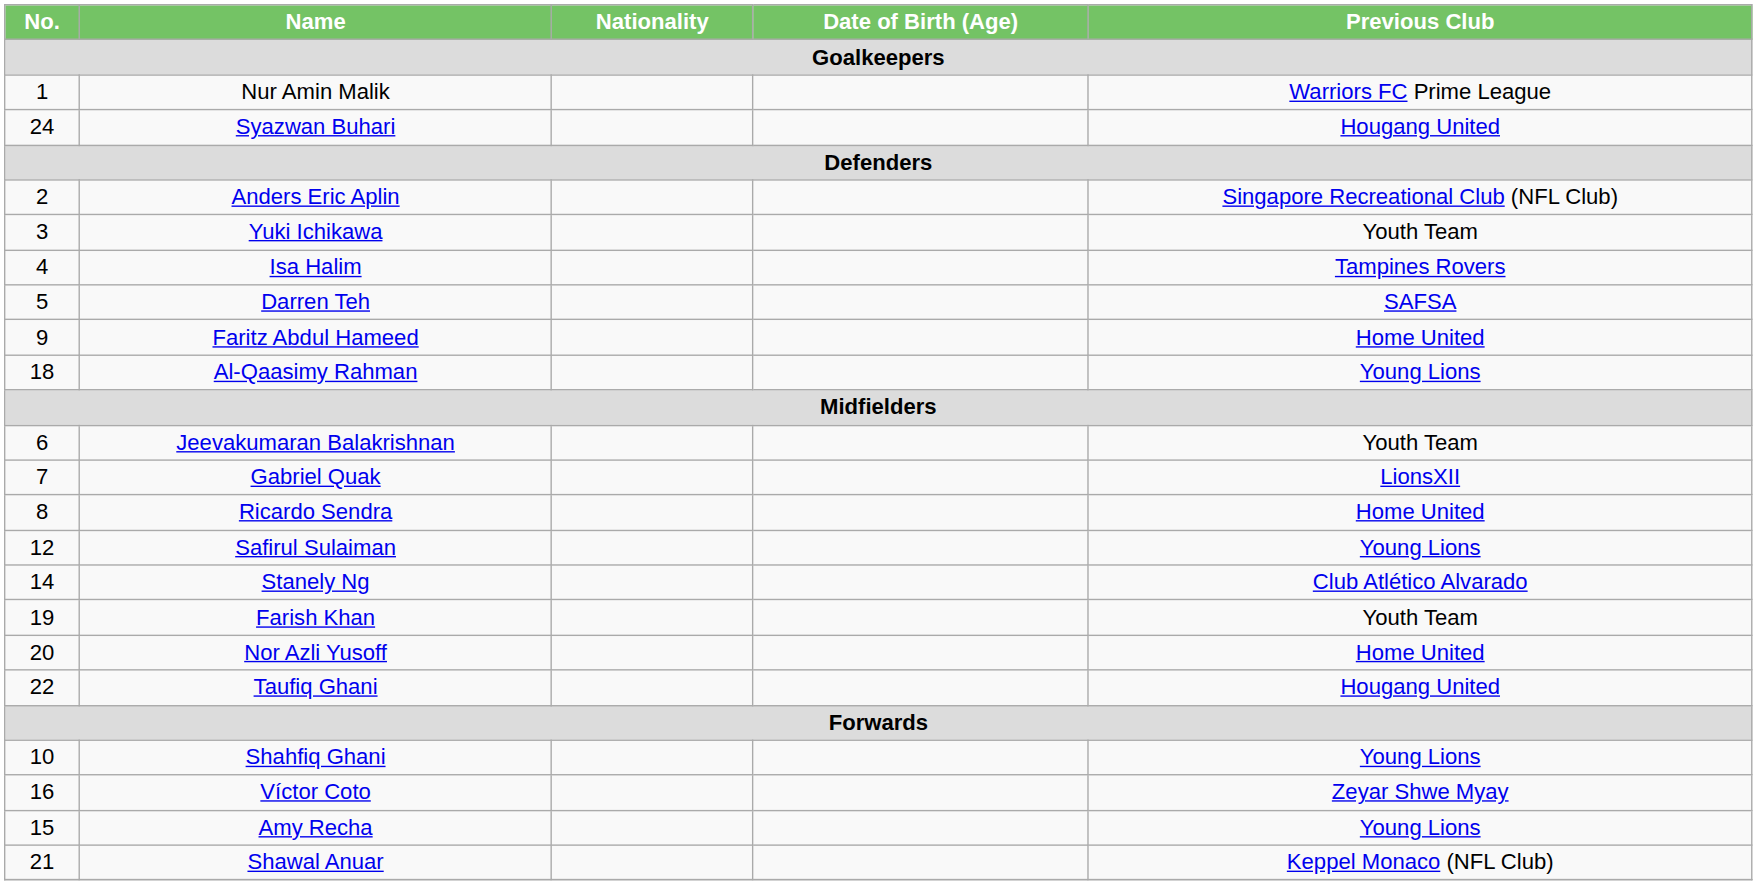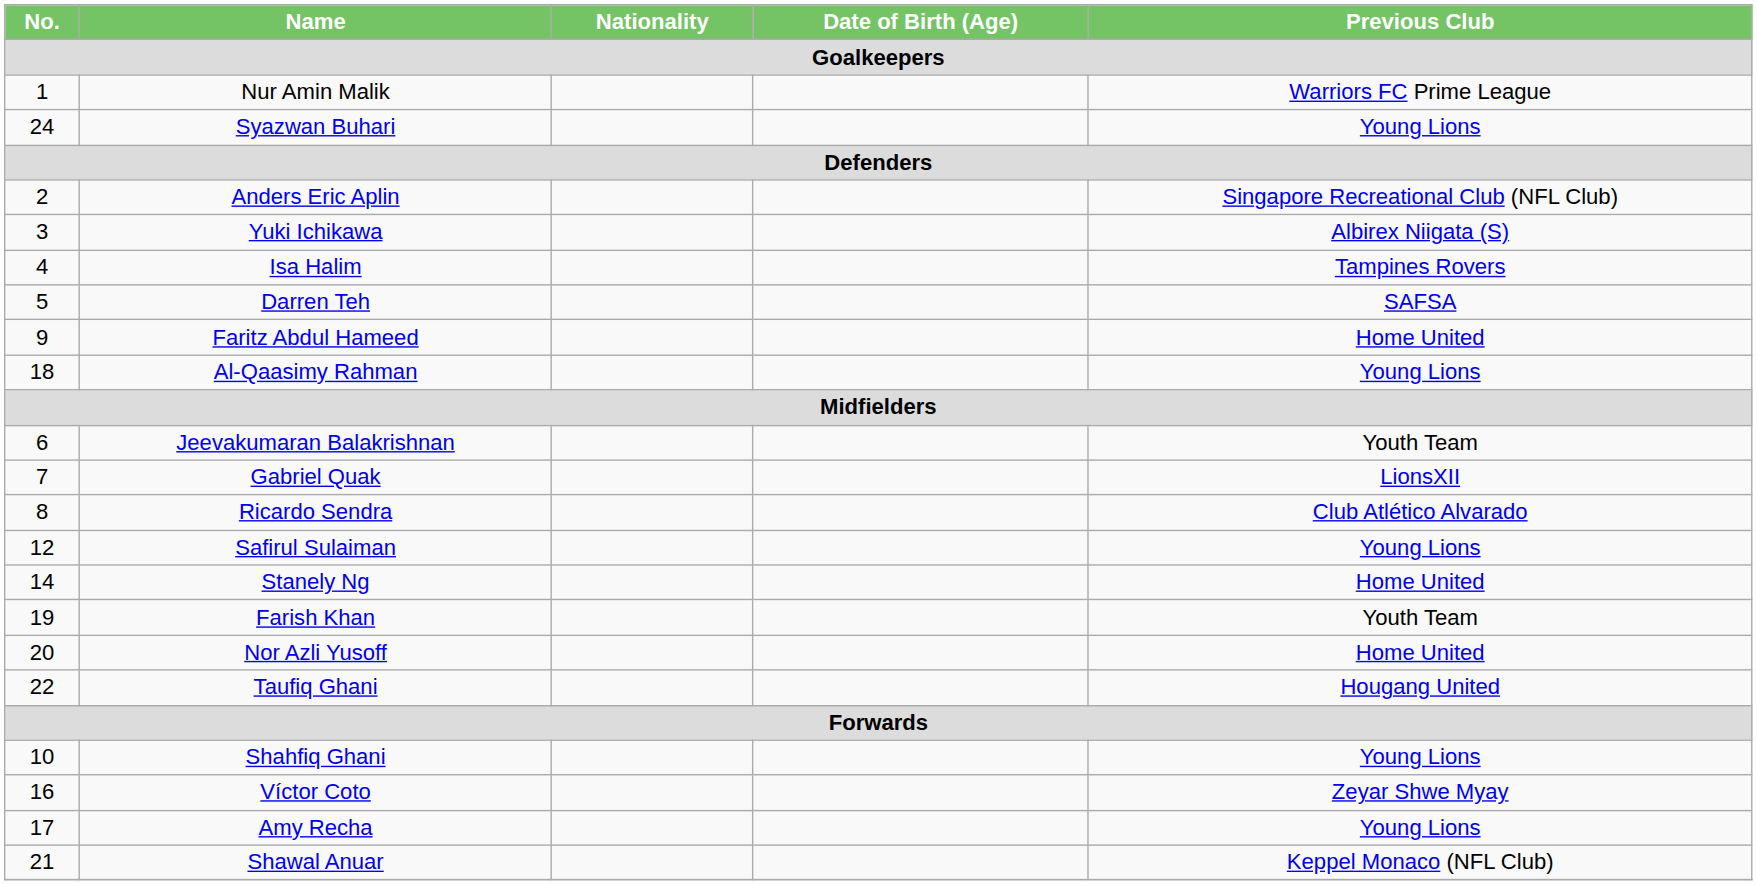(1420, 127) Hougang United -> (1420, 127) Young Lions
(1420, 232) Youth Team -> (1420, 232) Albirex Niigata (S)
(1420, 512) Home United -> (1420, 512) Club Atlético Alvarado
(1420, 582) Club Atlético Alvarado -> (1420, 582) Home United
(42, 827) 15 -> (42, 827) 17
